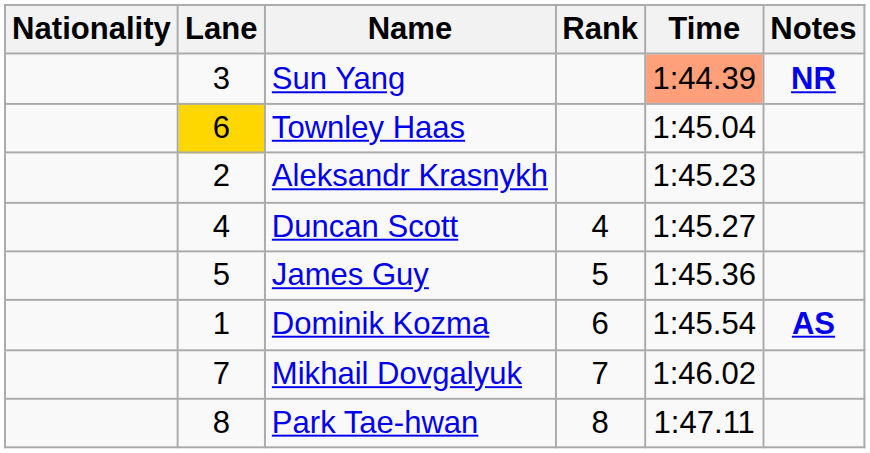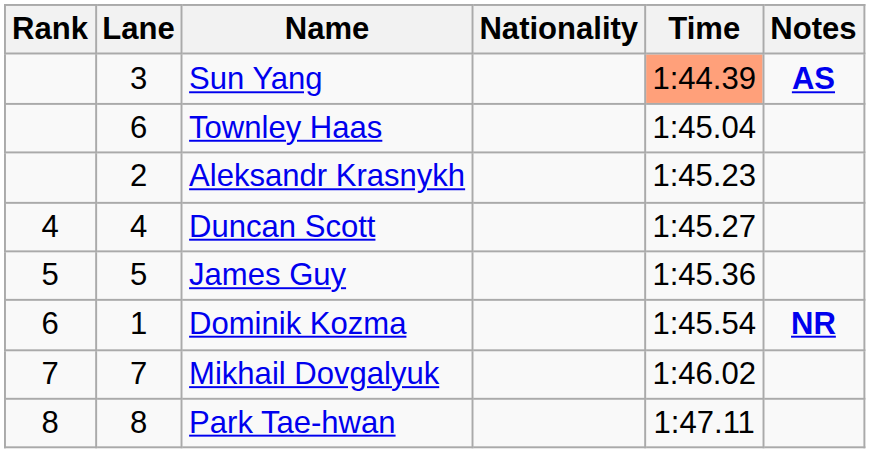columns swapped: (600, 29) <-> (91, 29)
(813, 78) NR -> (813, 78) AS
(221, 127) gold background -> (139, 127) no background
(813, 324) AS -> (813, 324) NR
